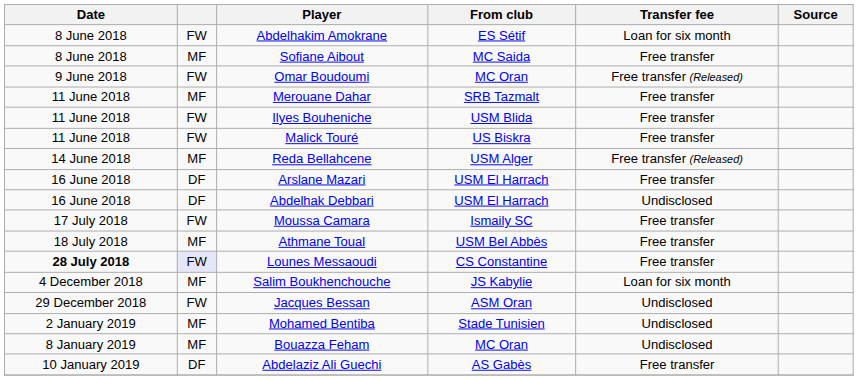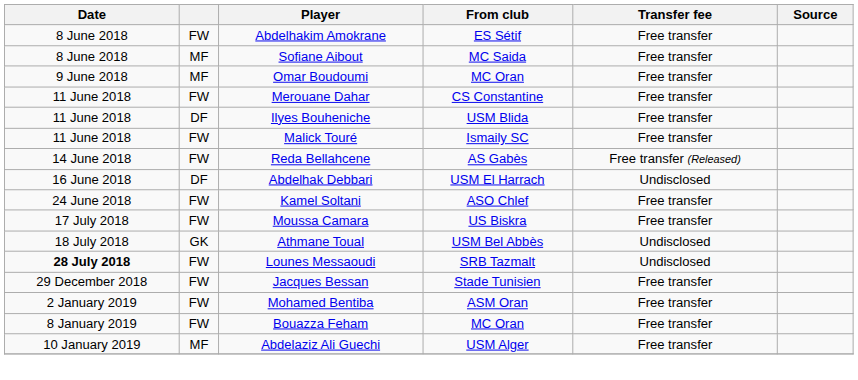(677, 35) Loan for six month -> (675, 35) Free transfer
(197, 76) FW -> (199, 76) MF
(677, 76) Free transfer (Released) -> (675, 76) Free transfer
(197, 97) MF -> (199, 97) FW
(501, 97) SRB Tazmalt -> (497, 97) CS Constantine
(197, 117) FW -> (199, 117) DF
(502, 138) US Biskra -> (497, 138) Ismaily SC
(197, 158) MF -> (199, 158) FW
(502, 158) USM Alger -> (497, 158) AS Gabès
- row: (322, 179)
+ row: (321, 200)
(502, 220) Ismaily SC -> (497, 220) US Biskra
(197, 241) MF -> (199, 241) GK
(677, 241) Free transfer -> (675, 241) Undisclosed
(197, 261) lavender background -> (199, 261) no background
(502, 261) CS Constantine -> (497, 261) SRB Tazmalt
(677, 261) Free transfer -> (675, 261) Undisclosed
- row: (322, 282)
(502, 302) ASM Oran -> (497, 282) Stade Tunisien
(677, 302) Undisclosed -> (675, 282) Free transfer
(197, 323) MF -> (199, 302) FW
(502, 323) Stade Tunisien -> (497, 302) ASM Oran
(677, 323) Undisclosed -> (675, 302) Free transfer
(197, 344) MF -> (199, 323) FW
(677, 344) Undisclosed -> (675, 323) Free transfer
(197, 364) DF -> (199, 344) MF
(502, 364) AS Gabès -> (497, 344) USM Alger
